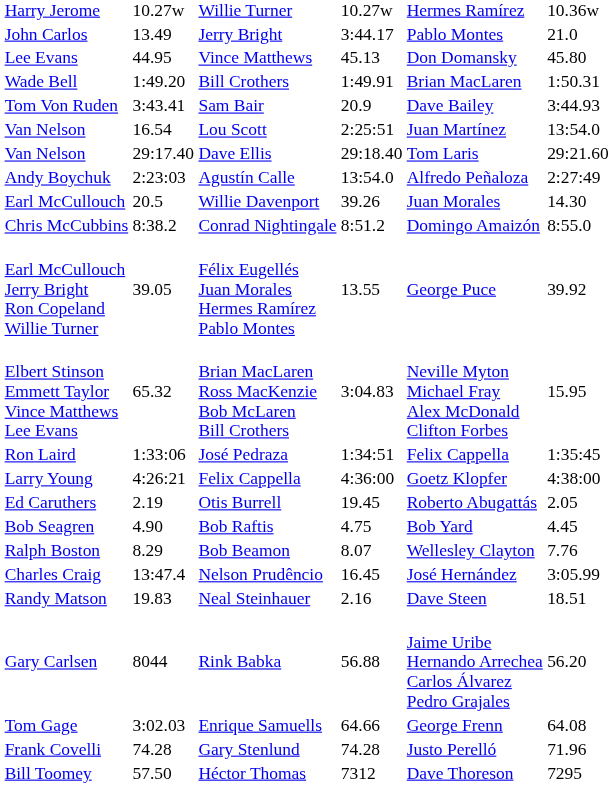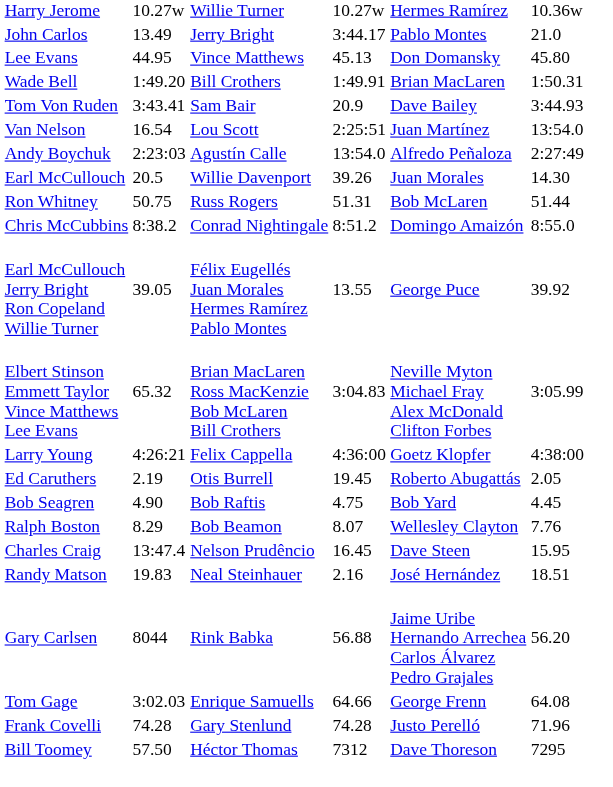- row: (235, 153)
+ row: (234, 201)
(567, 391) 15.95 -> (557, 391) 3:05.99
- row: (243, 454)
(462, 574) José Hernández -> (430, 550) Dave Steen
(574, 574) 3:05.99 -> (550, 550) 15.95
(447, 598) Dave Steen -> (445, 574) José Hernández
